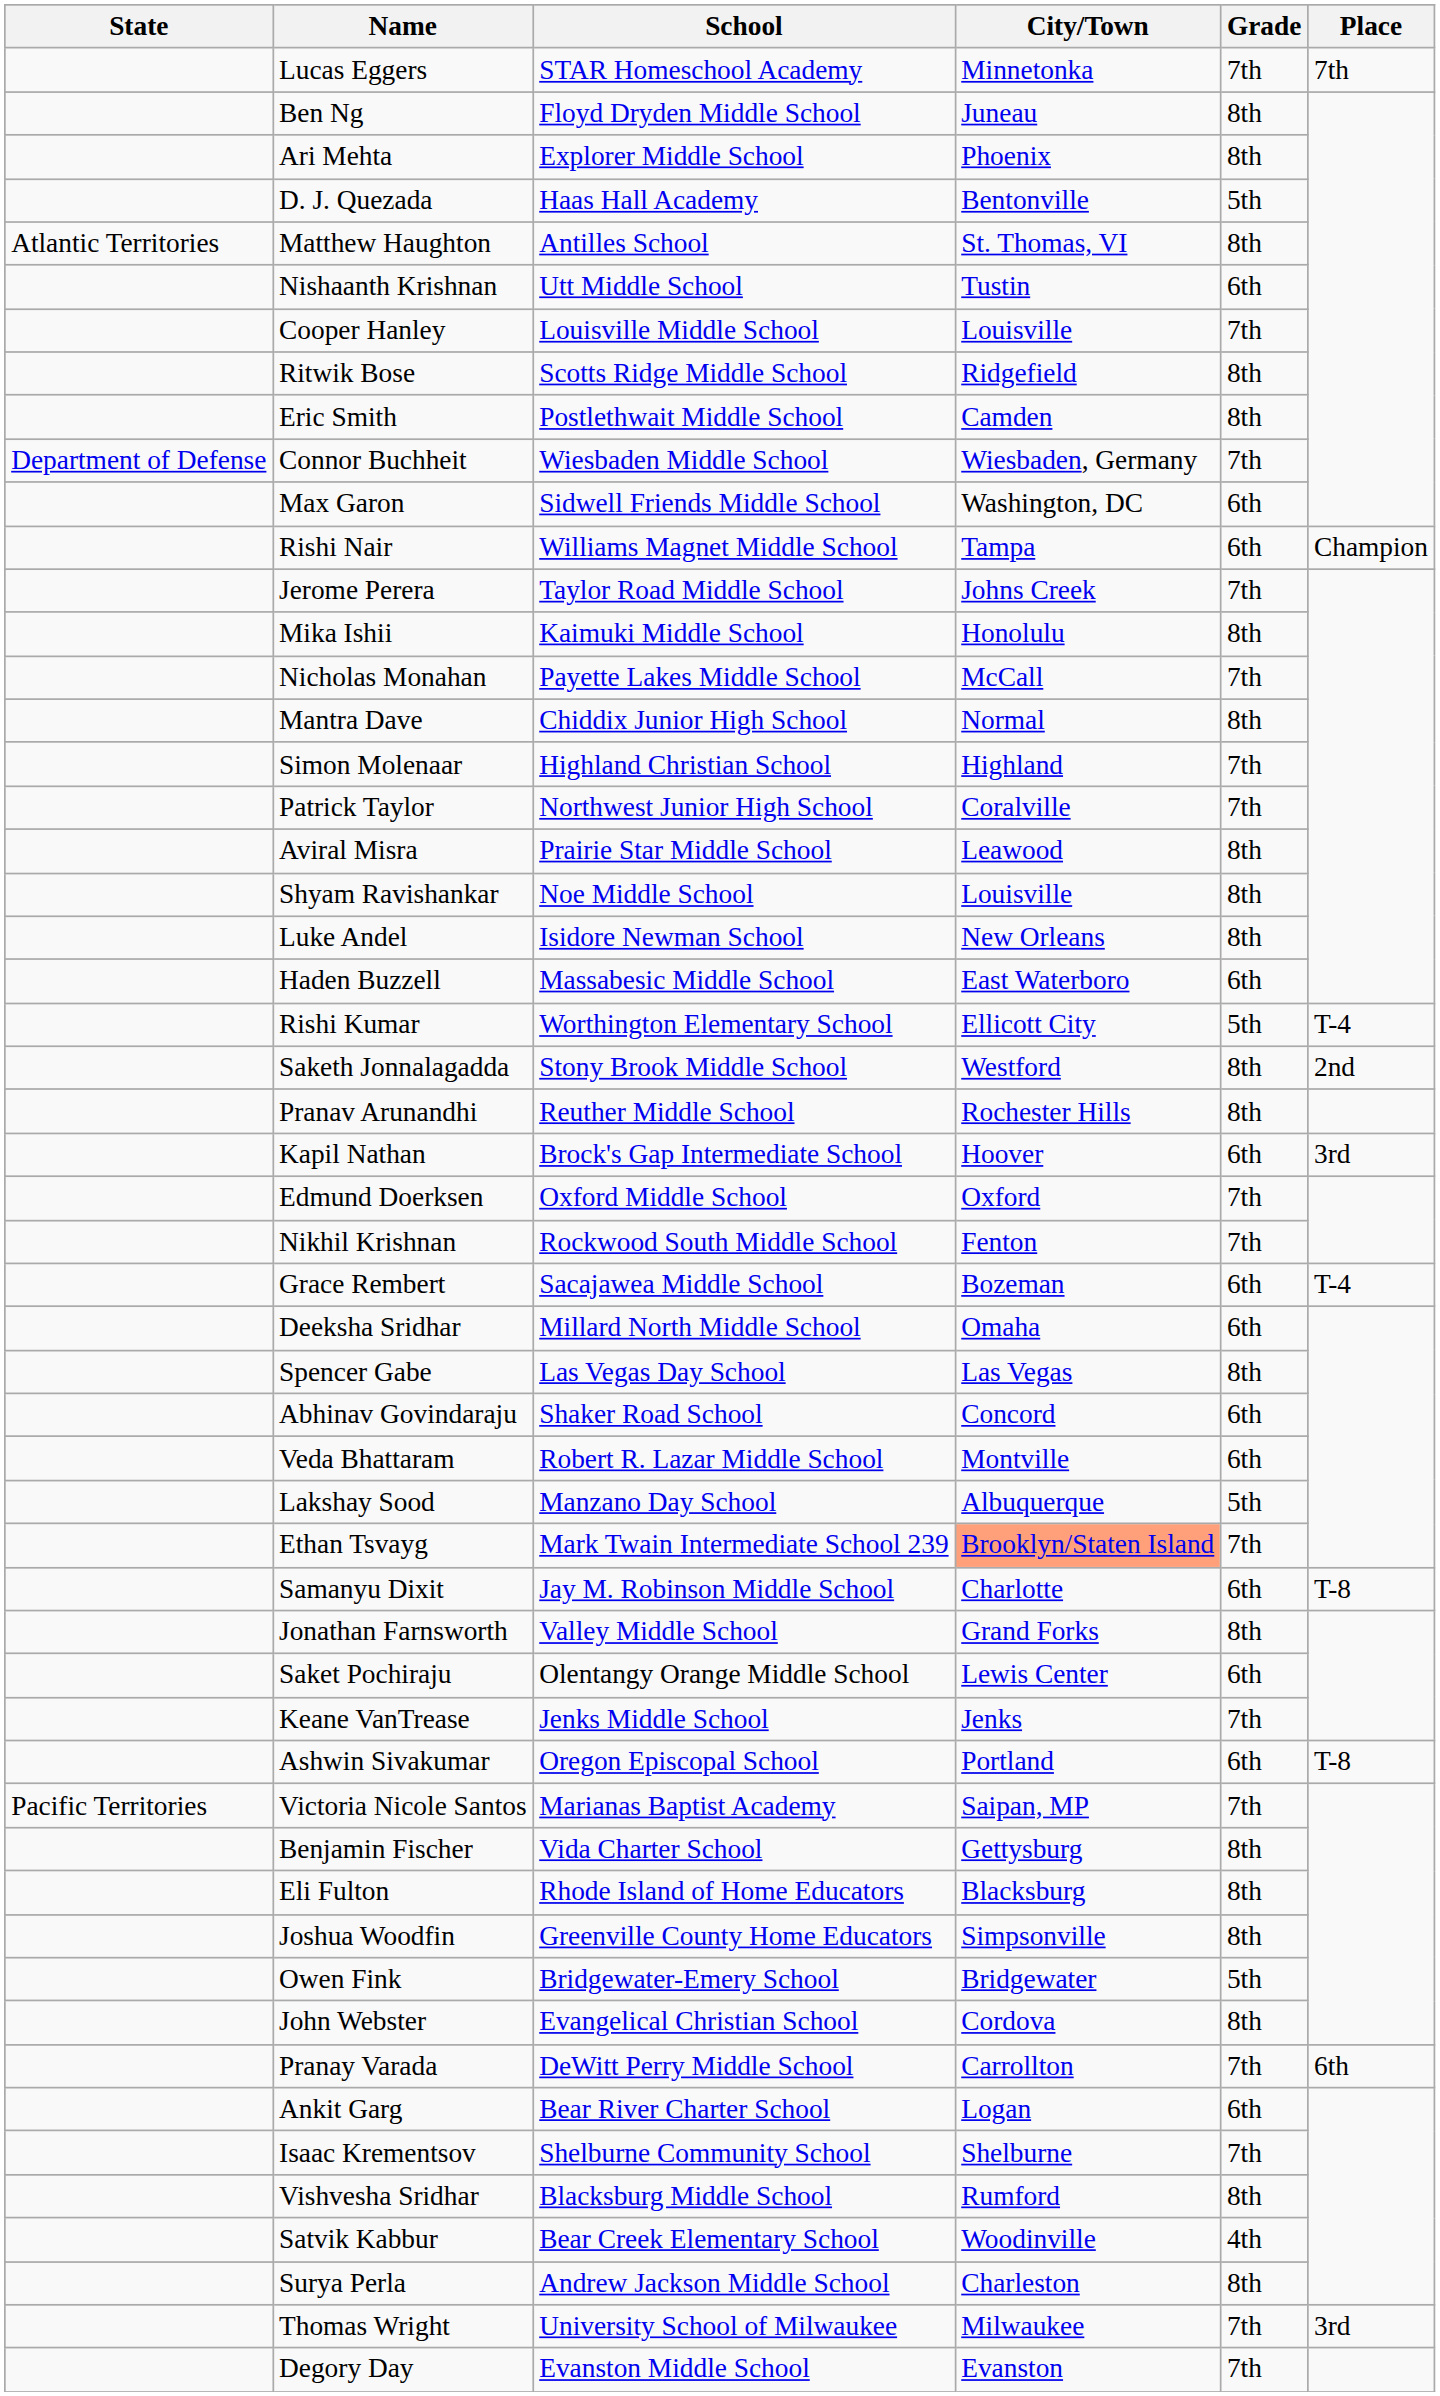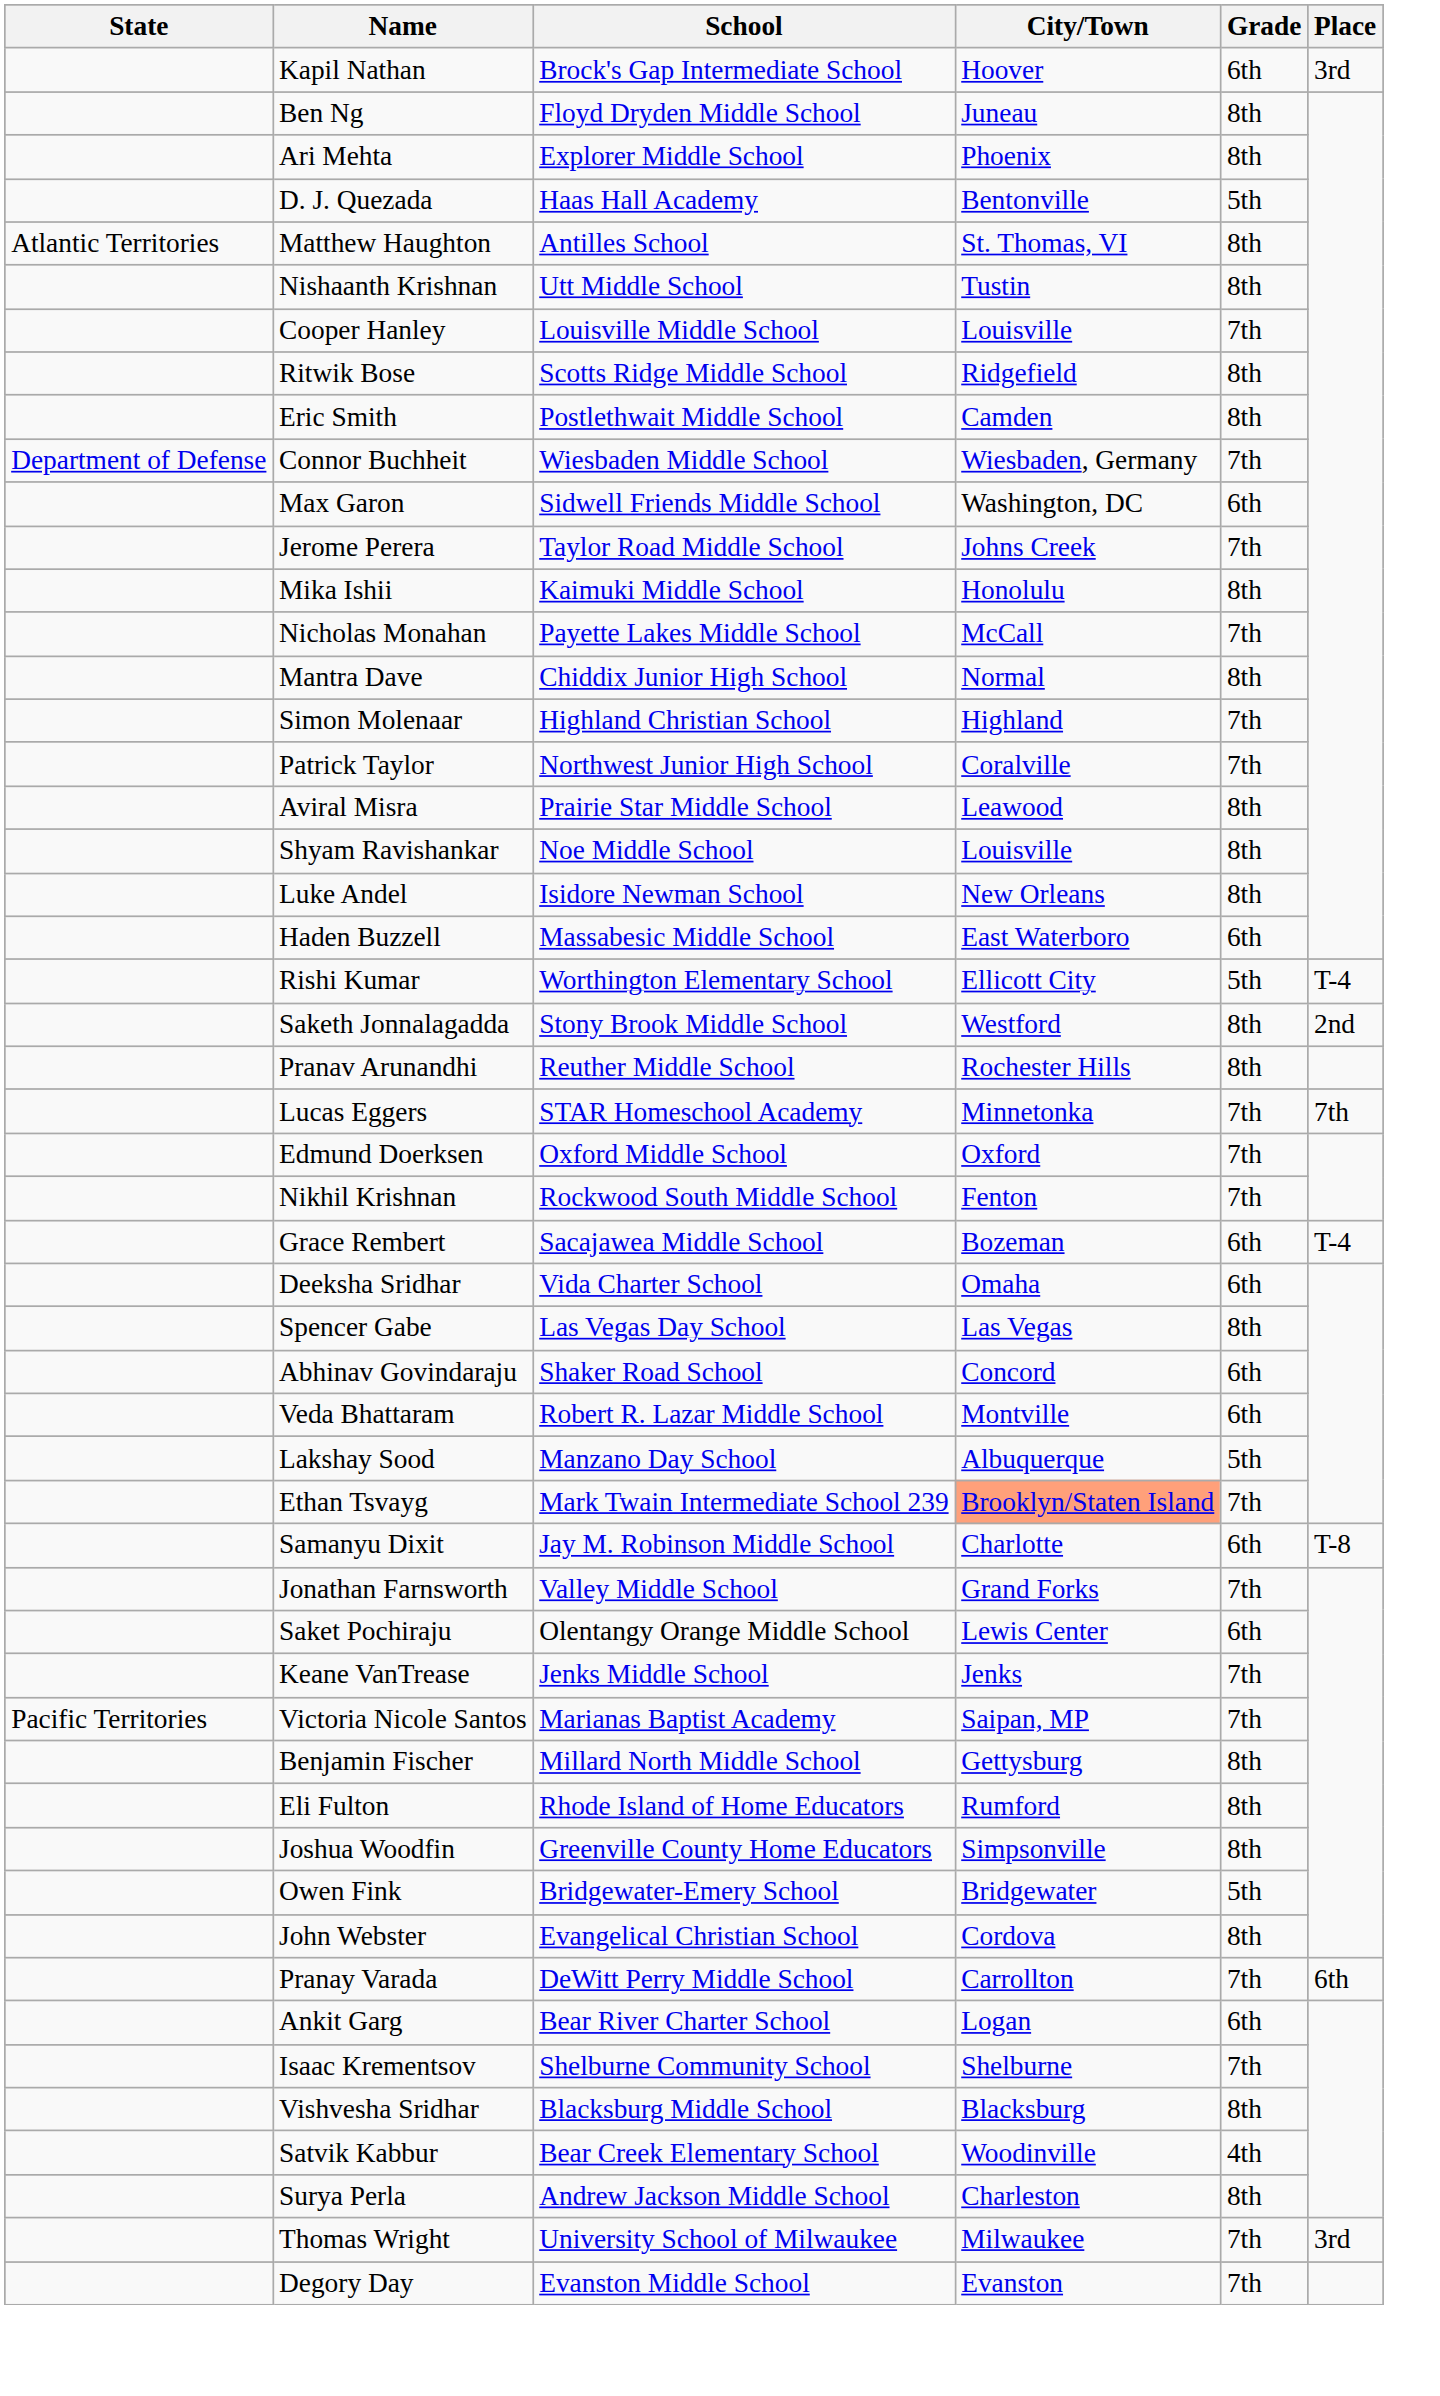rows swapped: (352, 1154) <-> (353, 69)
(1244, 286) 6th -> (1244, 286) 8th
- row: (336, 546)
(700, 1327) Millard North Middle School -> (651, 1284) Vida Charter School
(1244, 1631) 8th -> (1244, 1588) 7th
- row: (384, 1761)
(651, 1848) Vida Charter School -> (700, 1761) Millard North Middle School
(1023, 1892) Blacksburg -> (1011, 1805) Rumford
(1011, 2195) Rumford -> (1023, 2108) Blacksburg
